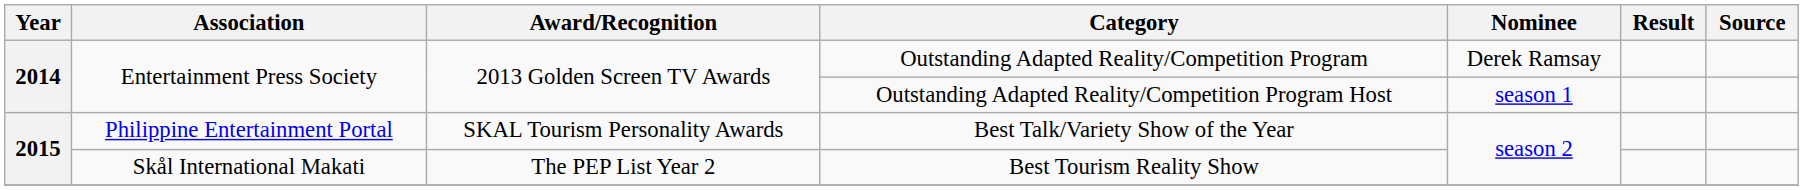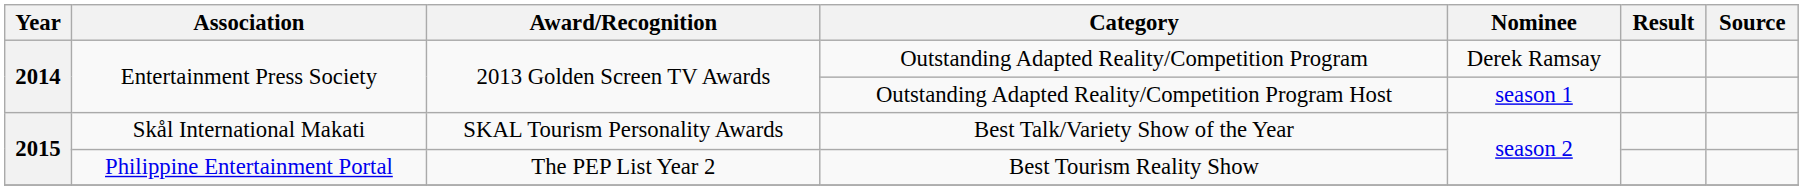(249, 130) Philippine Entertainment Portal -> (249, 130) Skål International Makati
(249, 166) Skål International Makati -> (249, 166) Philippine Entertainment Portal
